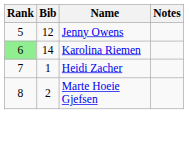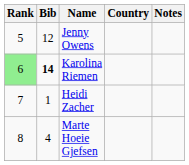+ column: (128, 13)
(48, 50) normal -> (48, 69) bold
(48, 93) 2 -> (48, 138) 4
